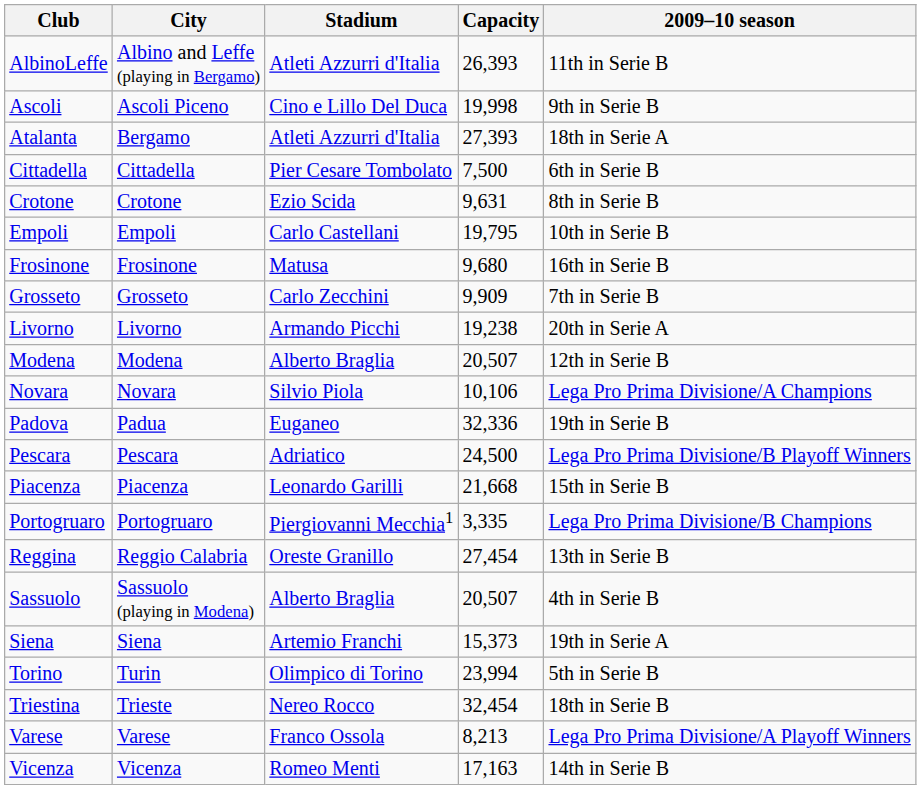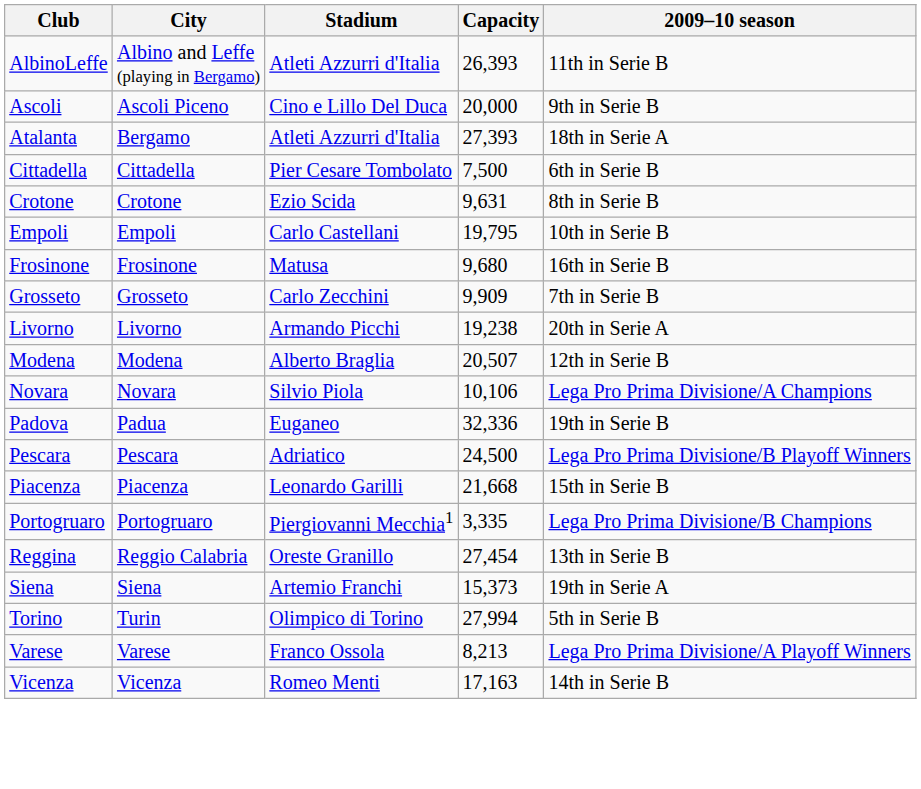(490, 106) 19,998 -> (490, 106) 20,000
- row: (45, 598)
(490, 673) 23,994 -> (490, 619) 27,994
- row: (44, 705)
